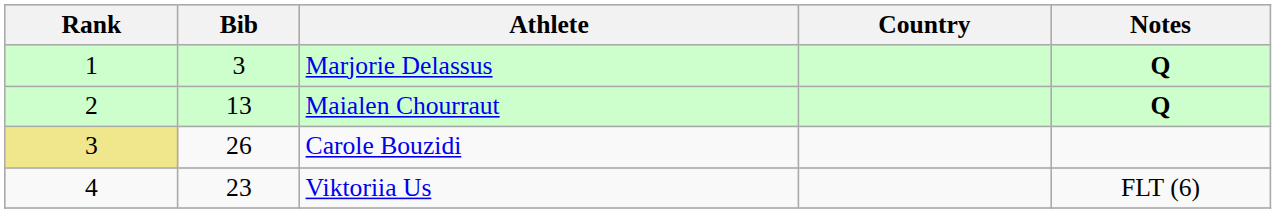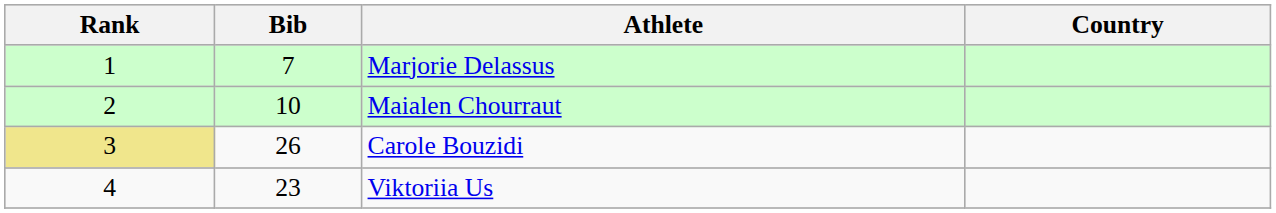- column: (1161, 24)
(239, 65) 3 -> (288, 65) 7
(239, 106) 13 -> (288, 106) 10
